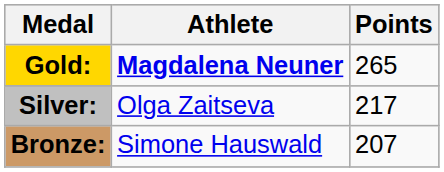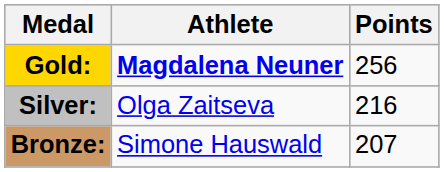(376, 65) 265 -> (376, 65) 256
(376, 105) 217 -> (376, 105) 216
